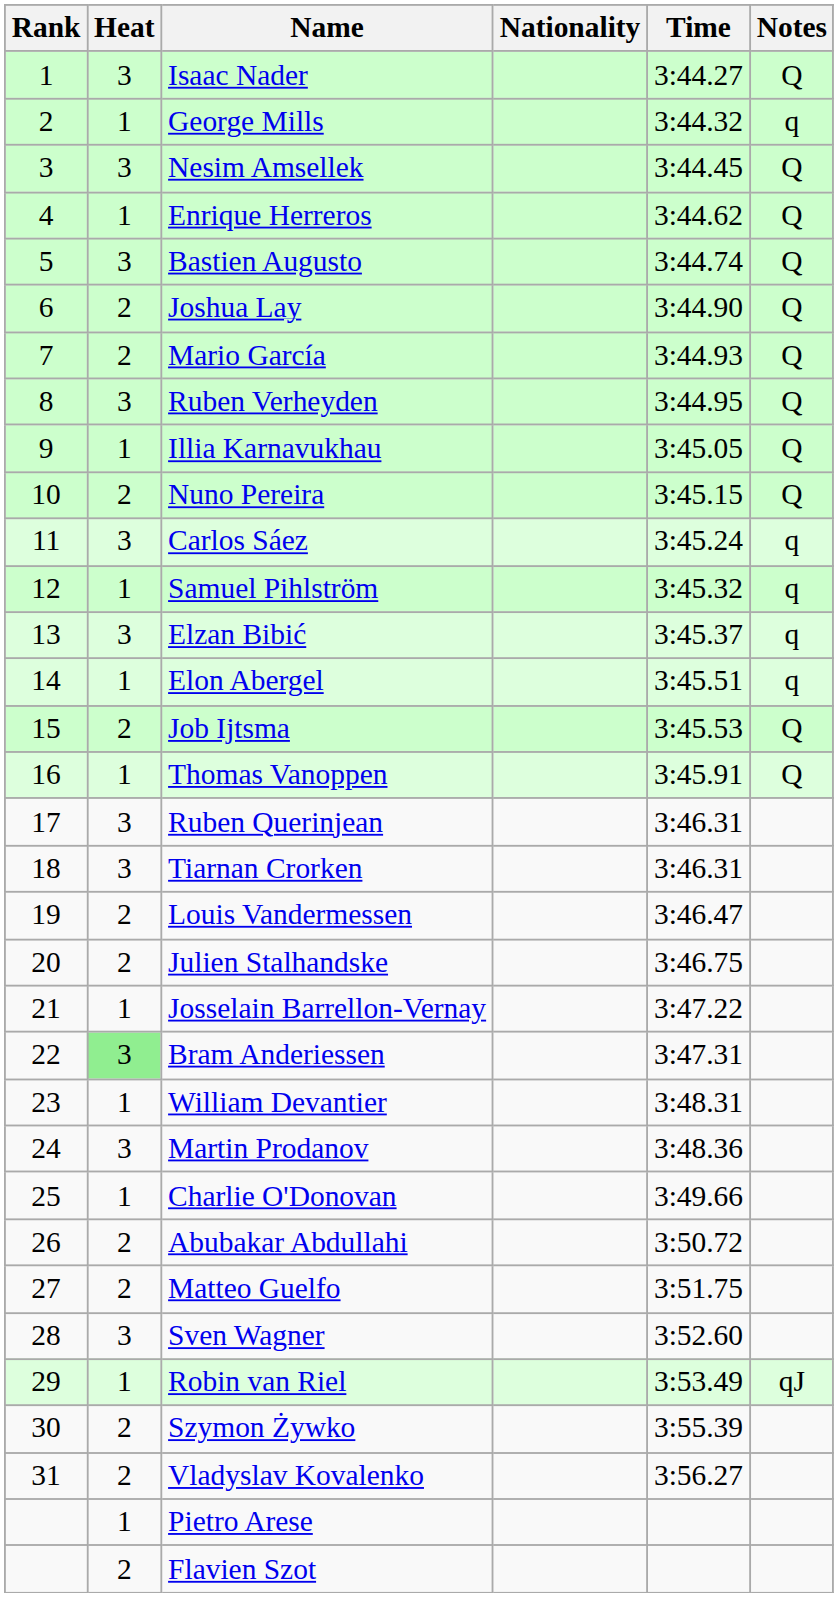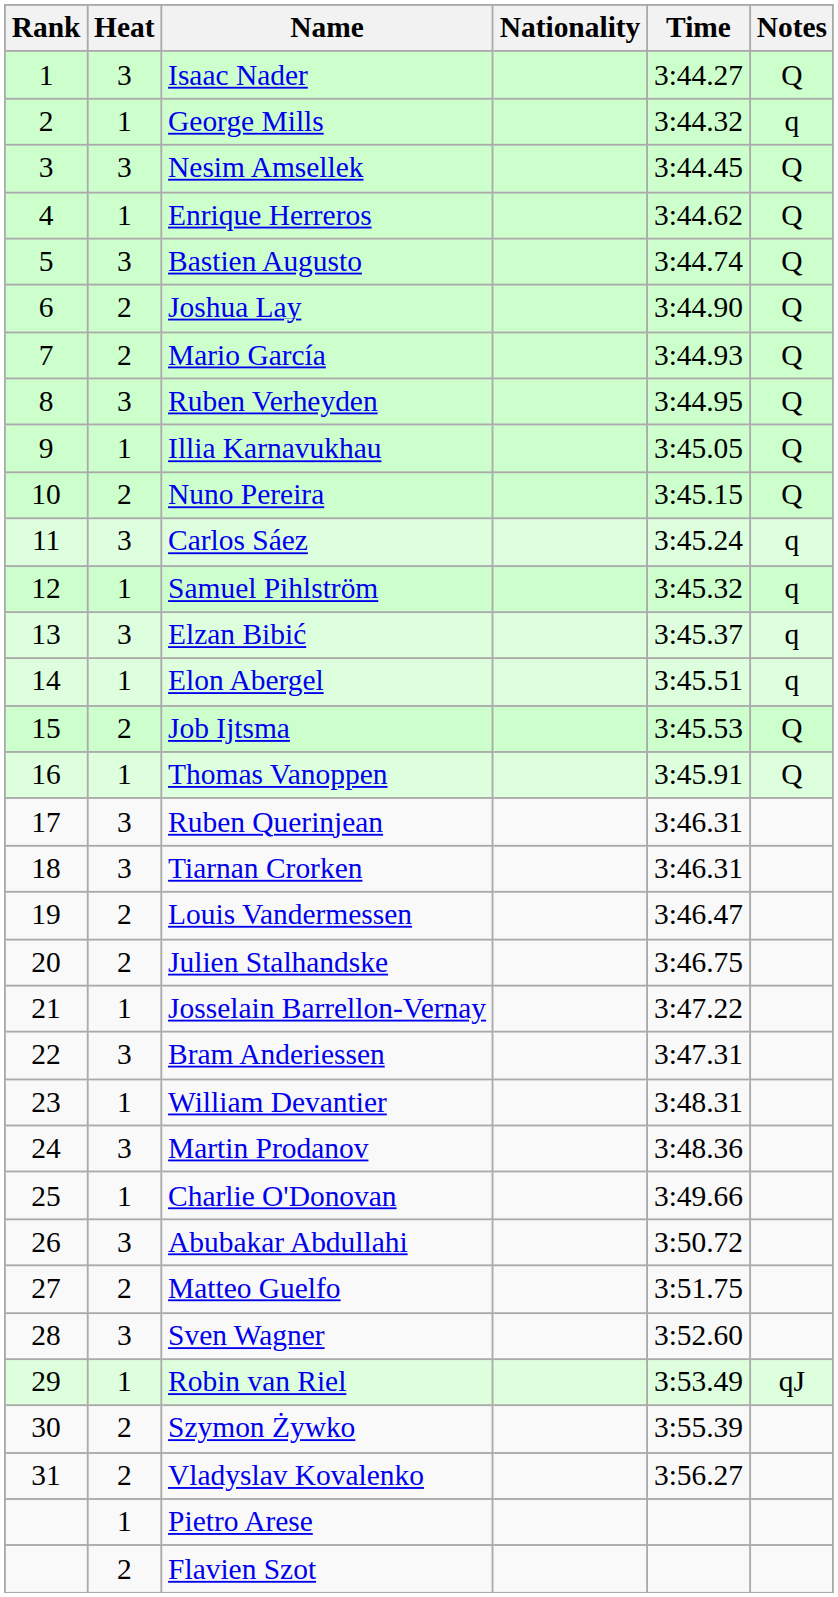(124, 1055) lightgreen background -> (124, 1055) no background
(124, 1241) 2 -> (124, 1241) 3
